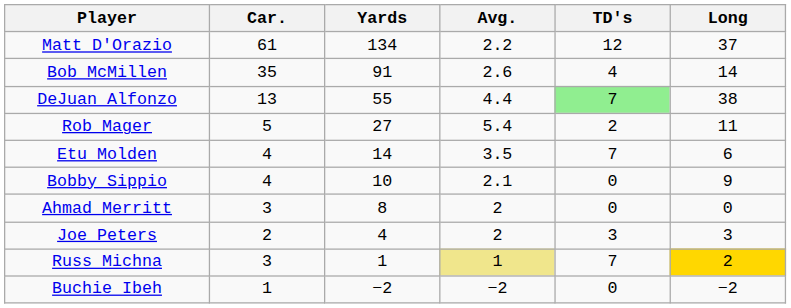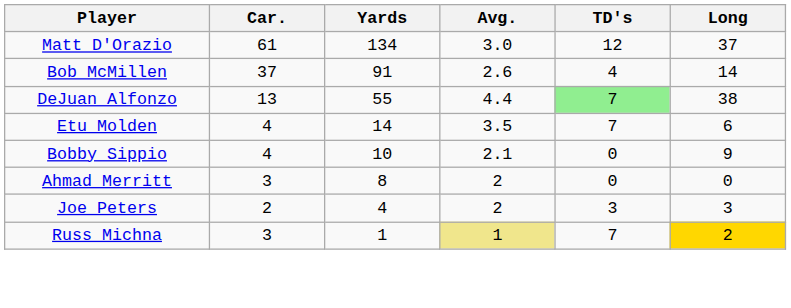(497, 45) 2.2 -> (497, 45) 3.0
(267, 72) 35 -> (267, 72) 37
- row: (107, 127)
- row: (107, 289)
